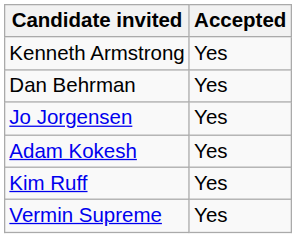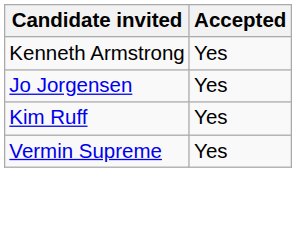- row: (73, 85)
- row: (73, 150)
